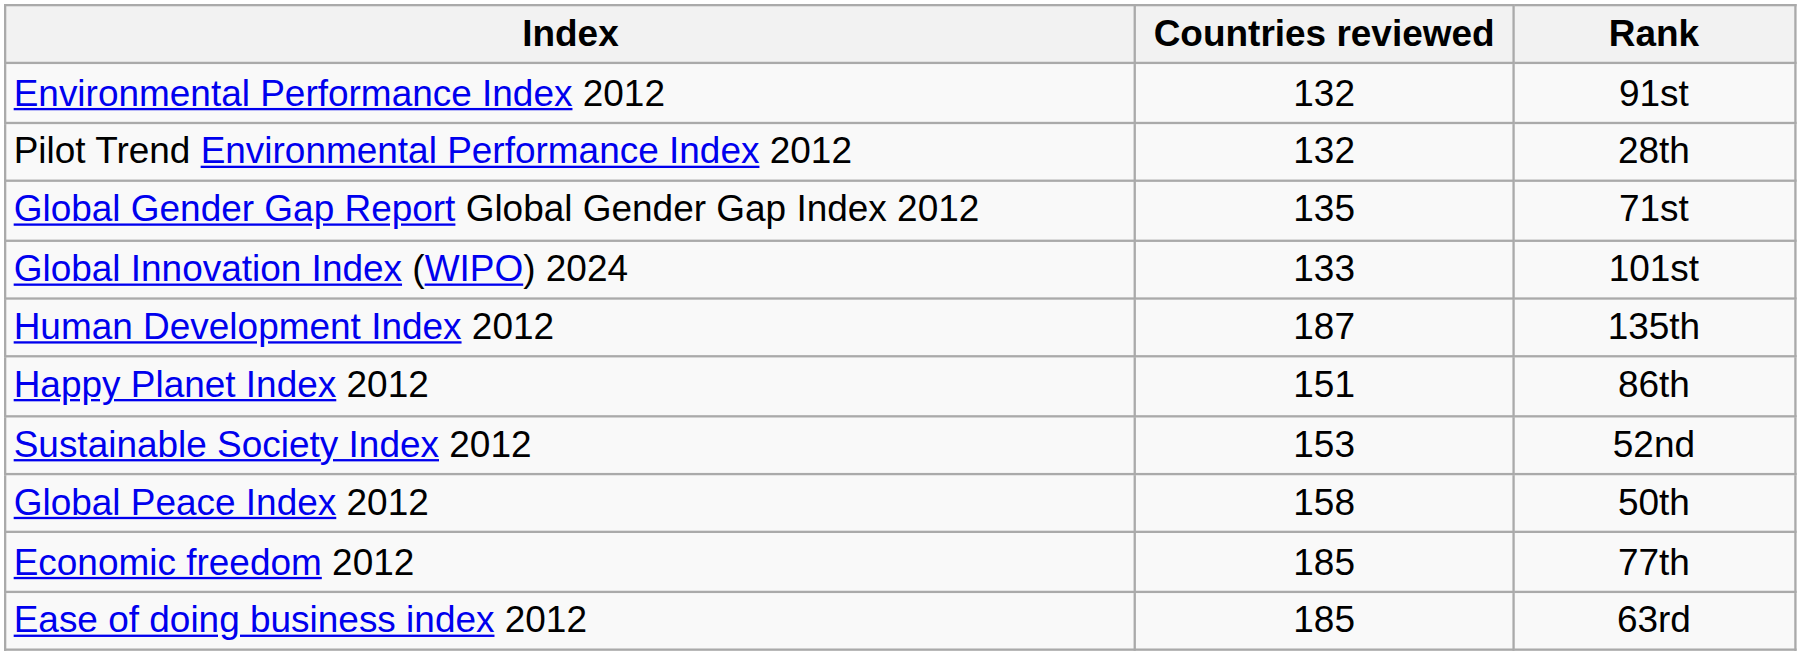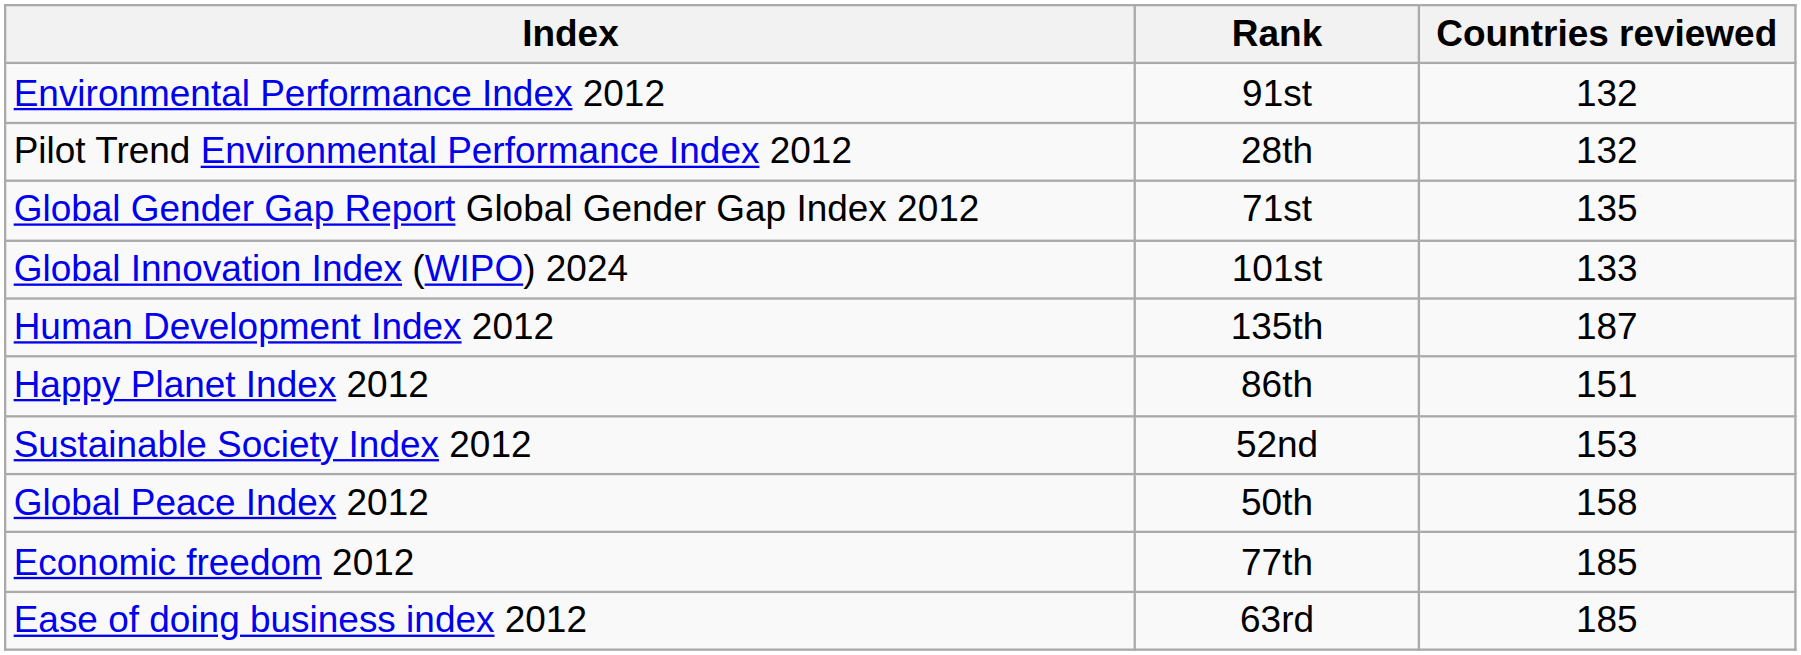columns swapped: (1654, 33) <-> (1324, 33)
